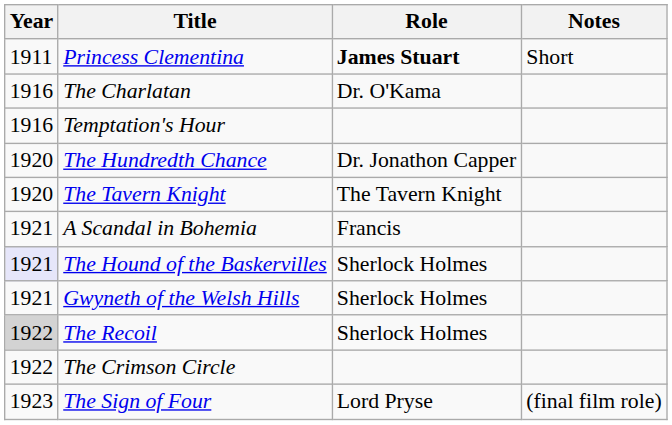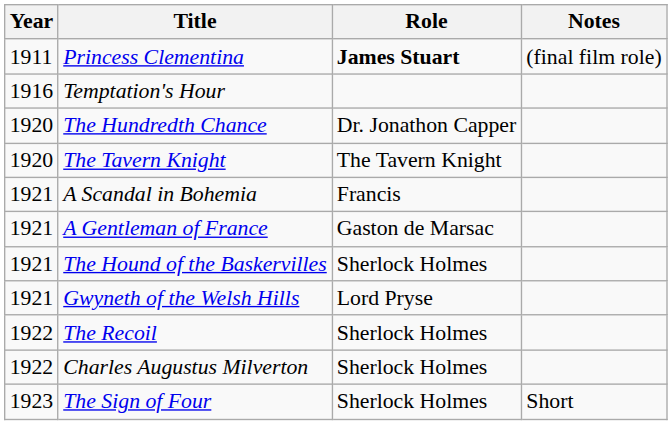(550, 56) Short -> (594, 56) (final film role)
- row: (127, 90)
+ row: (165, 228)
(31, 263) lavender background -> (31, 263) no background
(412, 297) Sherlock Holmes -> (385, 297) Lord Pryse
(31, 332) lightgrey background -> (31, 332) no background
+ row: (186, 366)
- row: (149, 366)
(385, 401) Lord Pryse -> (412, 401) Sherlock Holmes
(594, 401) (final film role) -> (550, 401) Short
